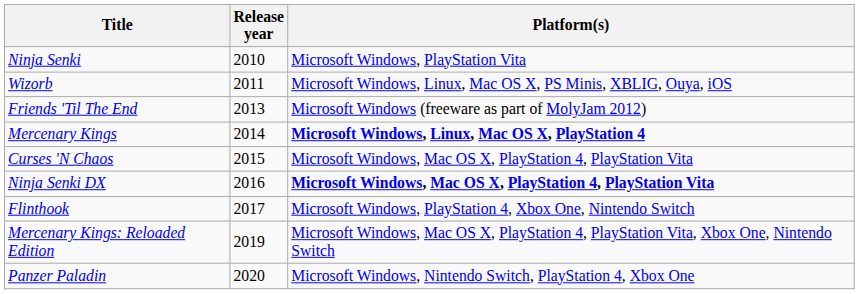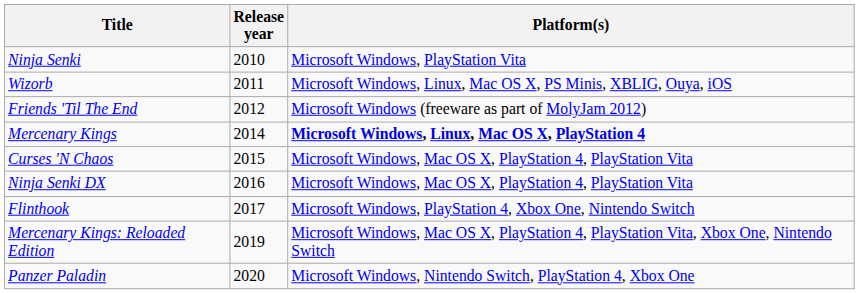(249, 109) 2013 -> (249, 109) 2012
(503, 183) bold -> (492, 183) normal
